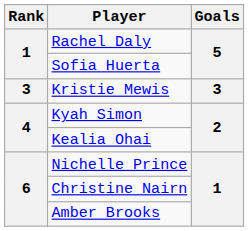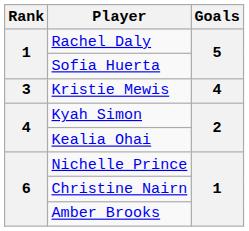(217, 91) 3 -> (217, 91) 4
